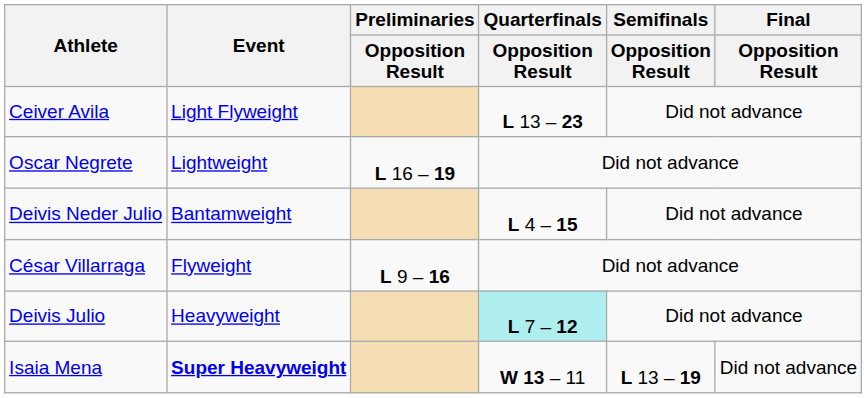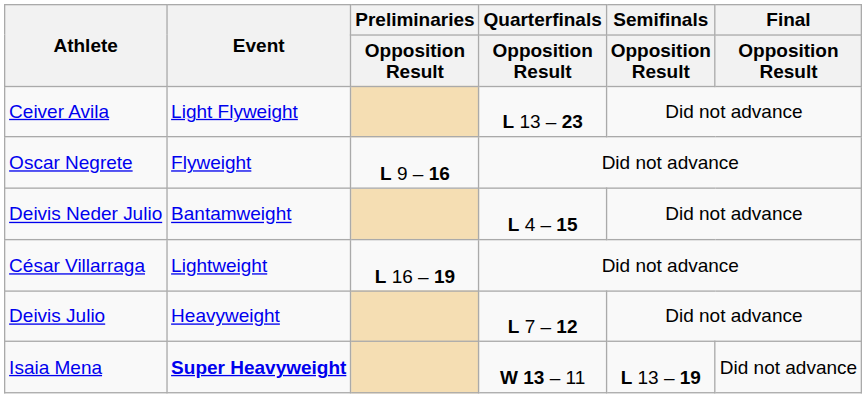(219, 163) Lightweight -> (211, 163) Flyweight
(415, 174) L 16 – 19 -> (415, 174) L 9 – 16
(211, 265) Flyweight -> (219, 265) Lightweight
(415, 276) L 9 – 16 -> (415, 276) L 16 – 19
(543, 327) paleturquoise background -> (543, 327) no background
